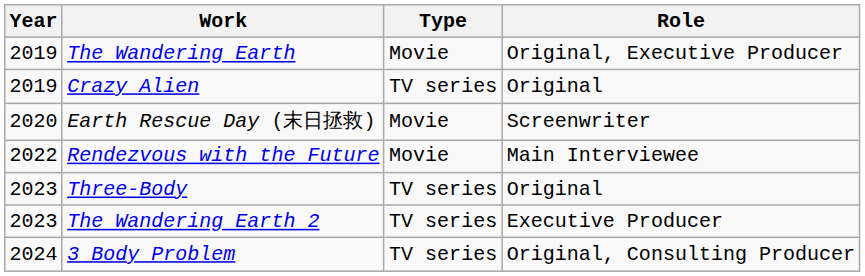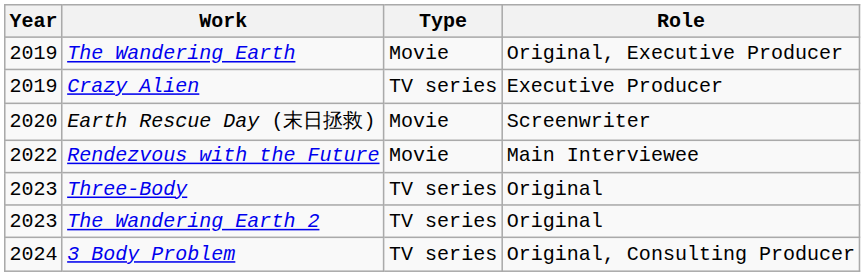(555, 86) Original -> (615, 86) Executive Producer
(615, 221) Executive Producer -> (555, 221) Original
